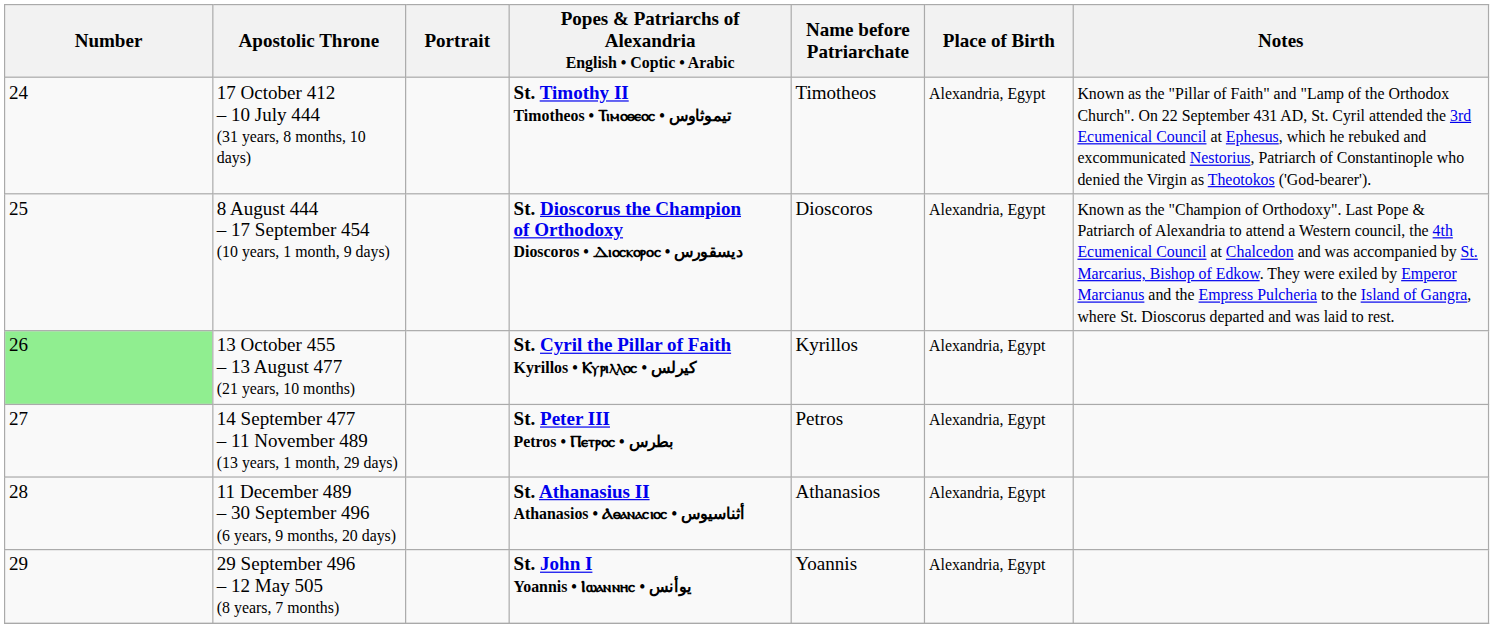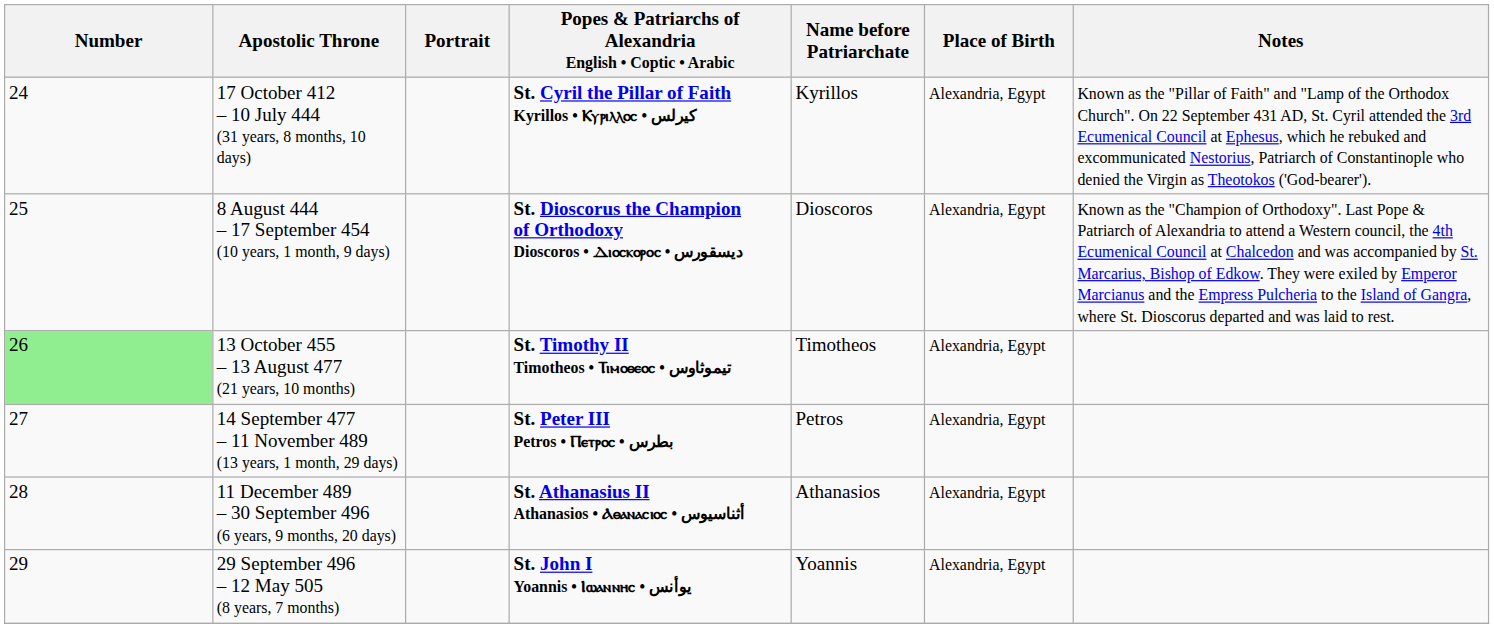(623, 103) St. Timothy II Timotheos • Ⲧⲓⲙⲟⲑⲉⲟⲥ • تيموثاوس -> (622, 103) St. Cyril the Pillar of Faith Kyrillos • Ⲕⲩⲣⲓⲗⲗⲟⲥ • كيرلس
(836, 92) Timotheos -> (827, 92) Kyrillos
(622, 356) St. Cyril the Pillar of Faith Kyrillos • Ⲕⲩⲣⲓⲗⲗⲟⲥ • كيرلس -> (623, 356) St. Timothy II Timotheos • Ⲧⲓⲙⲟⲑⲉⲟⲥ • تيموثاوس
(827, 345) Kyrillos -> (836, 345) Timotheos
